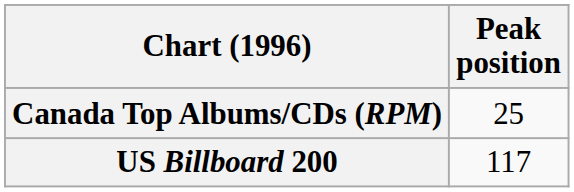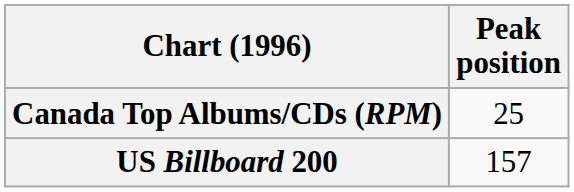(509, 161) 117 -> (509, 161) 157
